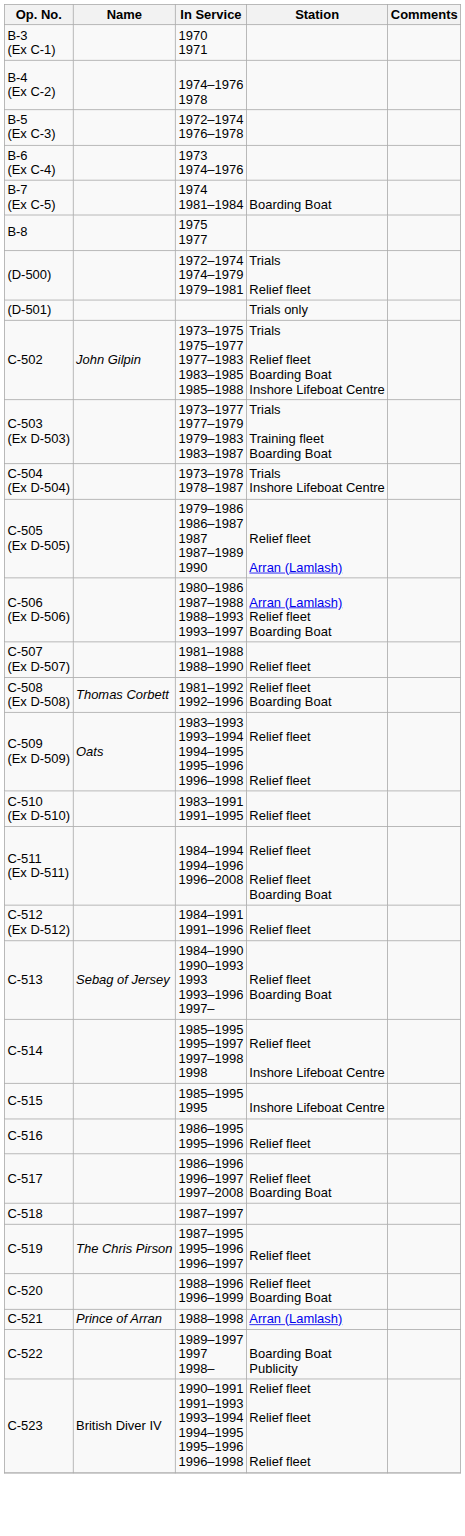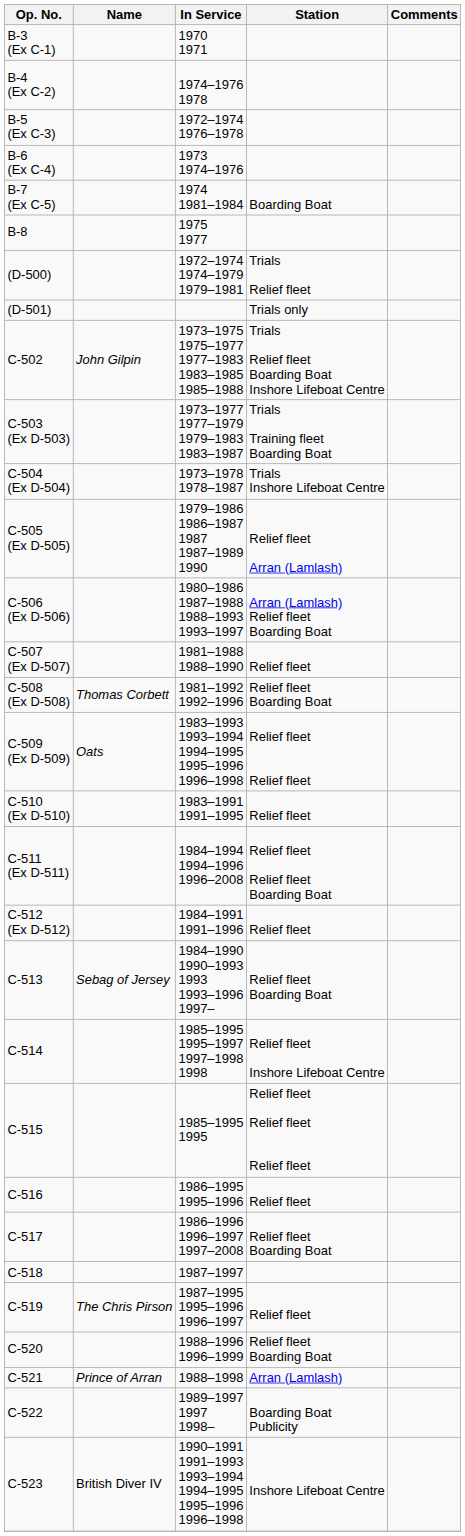(317, 1108) Inshore Lifeboat Centre -> (280, 1130) Relief fleet Relief fleet Relief fleet
(280, 1425) Relief fleet Relief fleet Relief fleet -> (317, 1491) Inshore Lifeboat Centre
